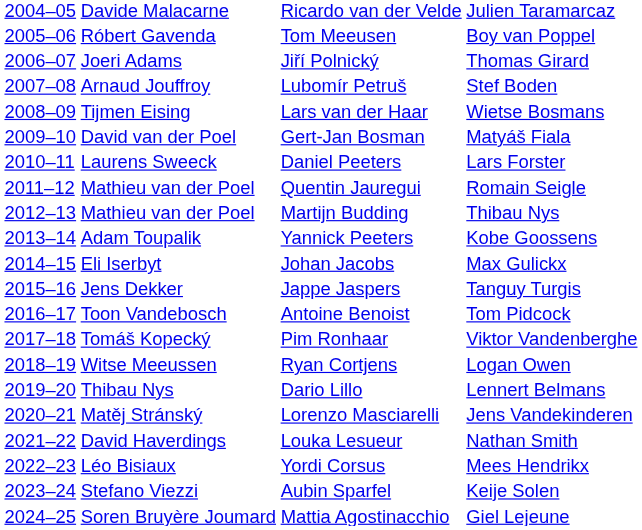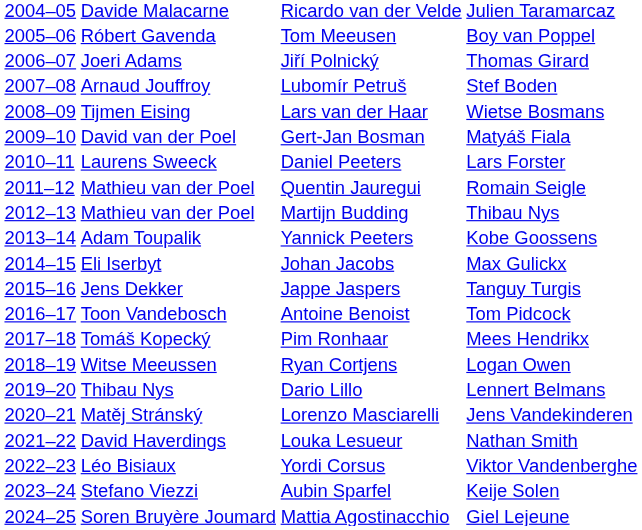(552, 339) Viktor Vandenberghe -> (528, 339) Mees Hendrikx
(528, 466) Mees Hendrikx -> (552, 466) Viktor Vandenberghe
